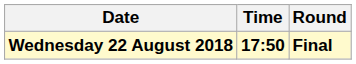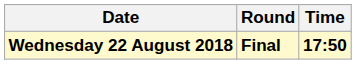columns swapped: (263, 18) <-> (320, 18)
